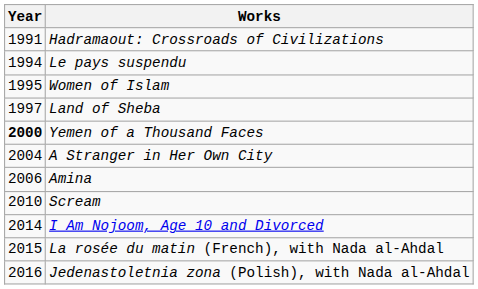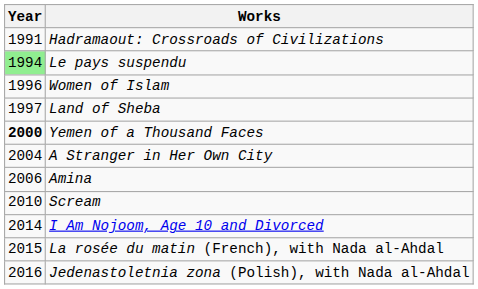(25, 63) no background -> (25, 63) lightgreen background
(25, 86) 1995 -> (25, 86) 1996
